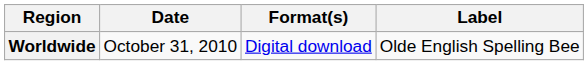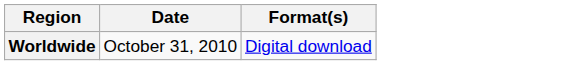- column: (480, 18)
